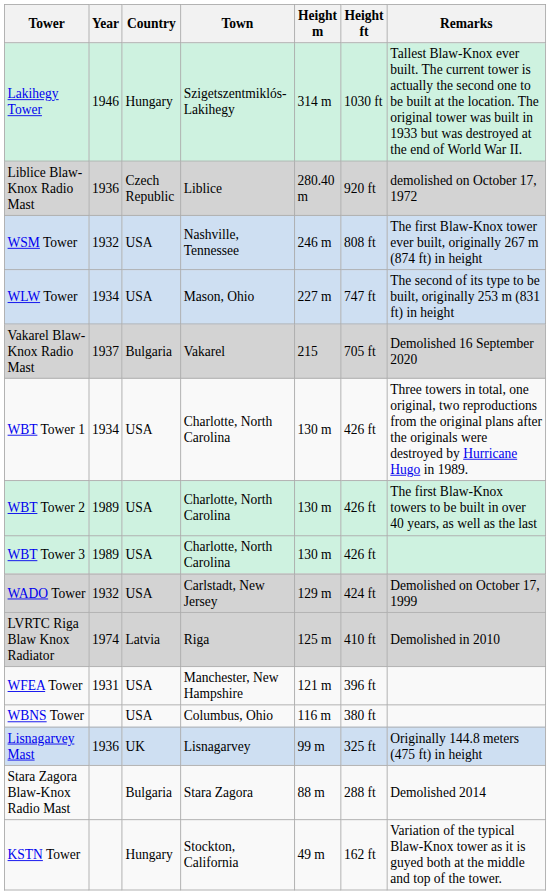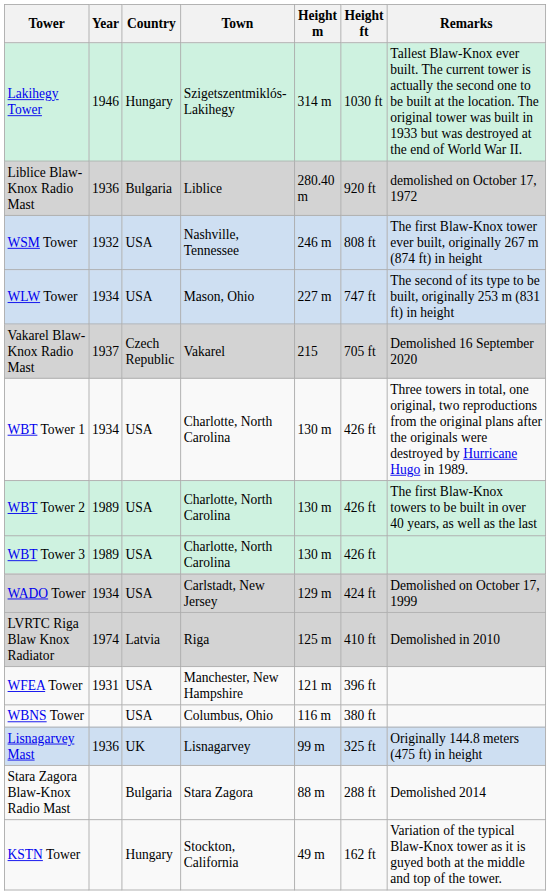(150, 188) Czech Republic -> (149, 188) Bulgaria
(149, 351) Bulgaria -> (150, 351) Czech Republic
(106, 593) 1932 -> (106, 593) 1934
